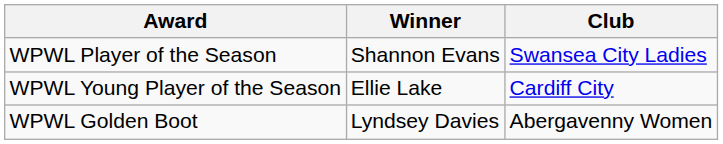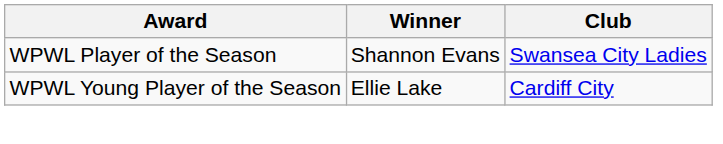- row: (104, 121)
